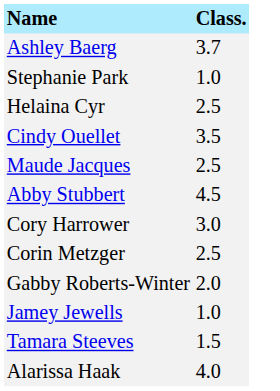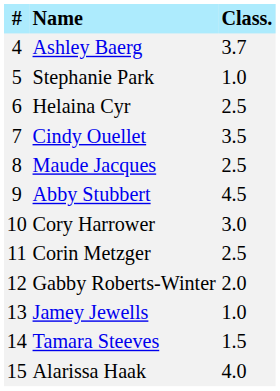+ column: (17, 18)
